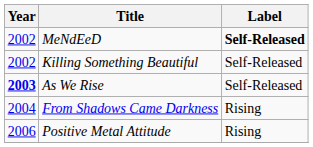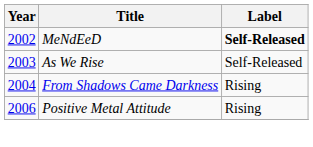- row: (120, 62)
(22, 85) bold -> (22, 62) normal
